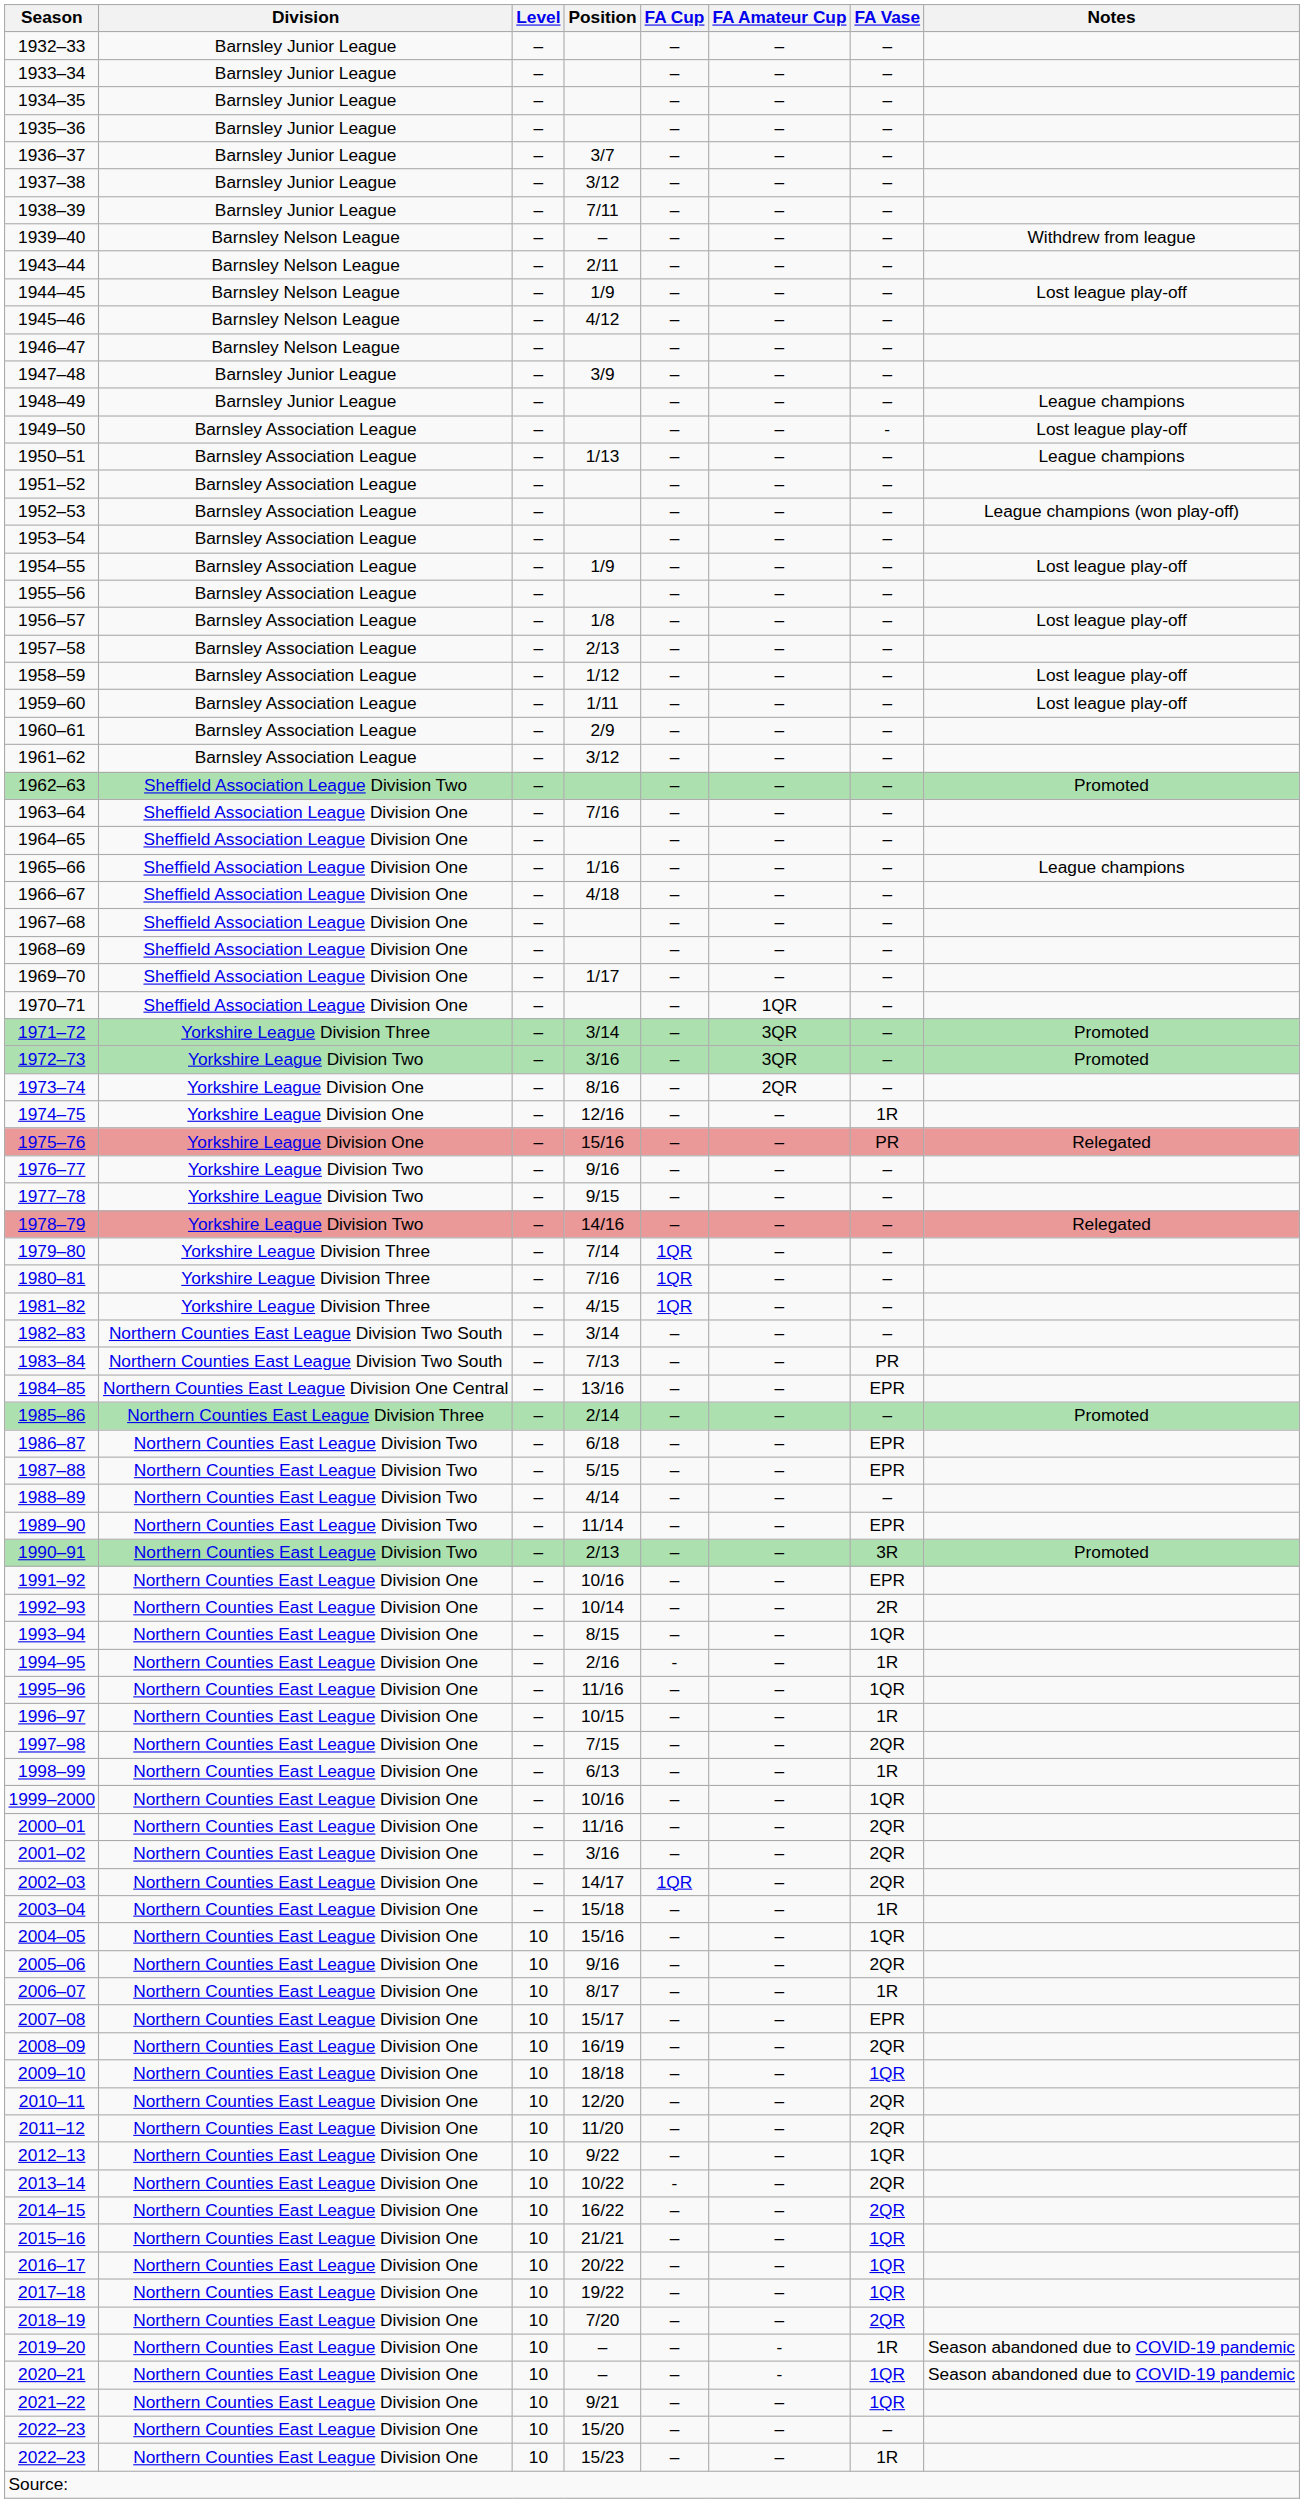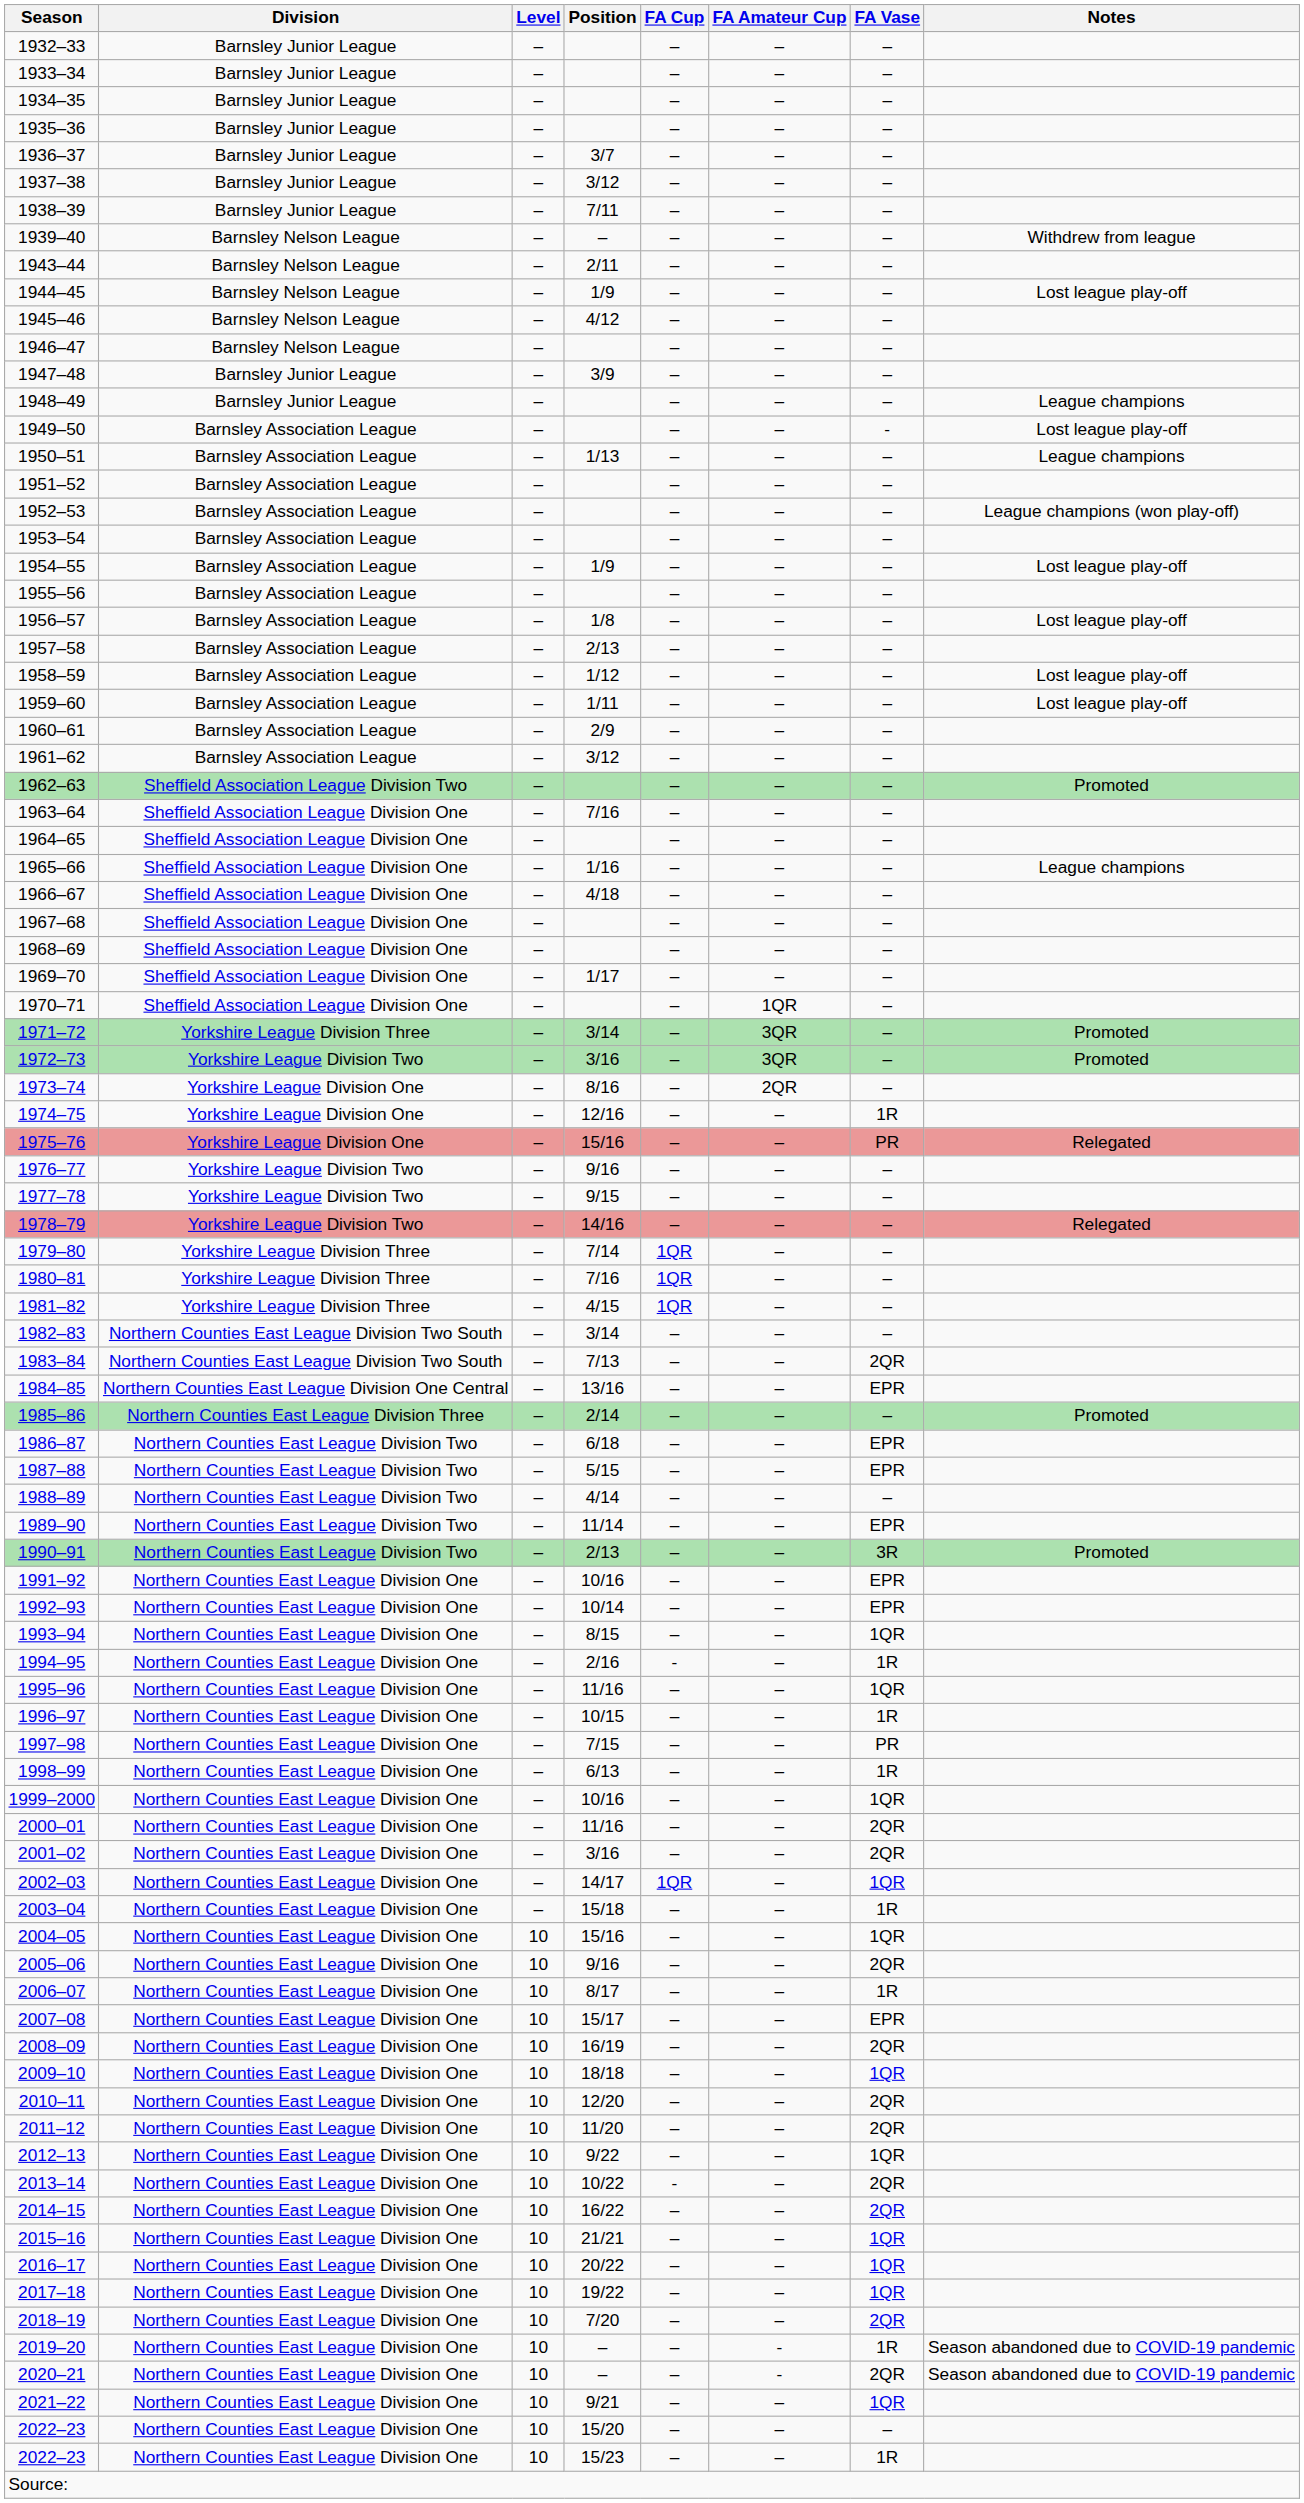(887, 1361) PR -> (887, 1361) 2QR
(887, 1607) 2R -> (887, 1607) EPR
(887, 1744) 2QR -> (887, 1744) PR
(887, 1881) 2QR -> (887, 1881) 1QR
(887, 2375) 1QR -> (887, 2375) 2QR
